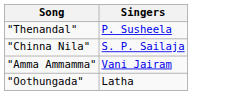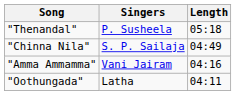+ column: (209, 13)
